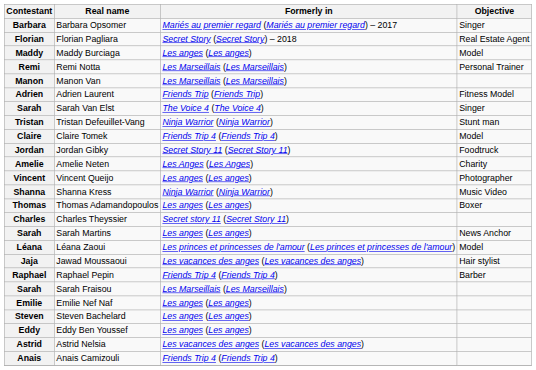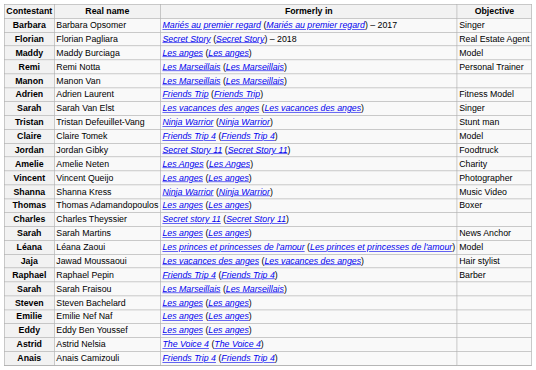(213, 109) The Voice 4 (The Voice 4) -> (263, 109) Les vacances des anges (Les vacances des anges)
rows swapped: (29, 303) <-> (29, 317)
(263, 345) Les vacances des anges (Les vacances des anges) -> (213, 345) The Voice 4 (The Voice 4)
